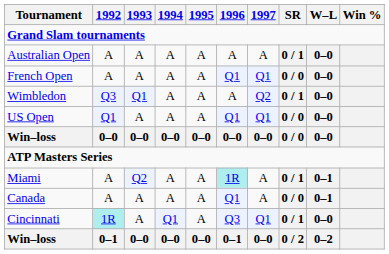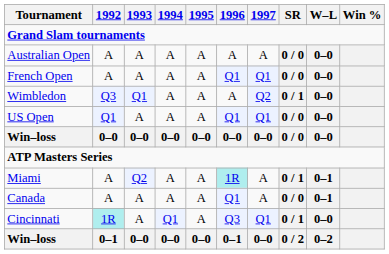(293, 55) 0 / 1 -> (293, 55) 0 / 0
